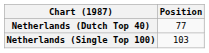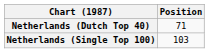(181, 26) 77 -> (181, 26) 71
